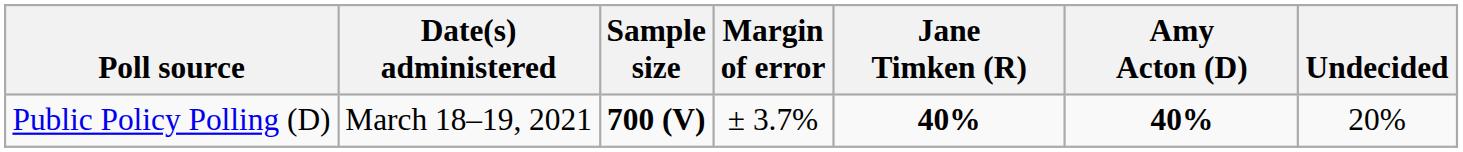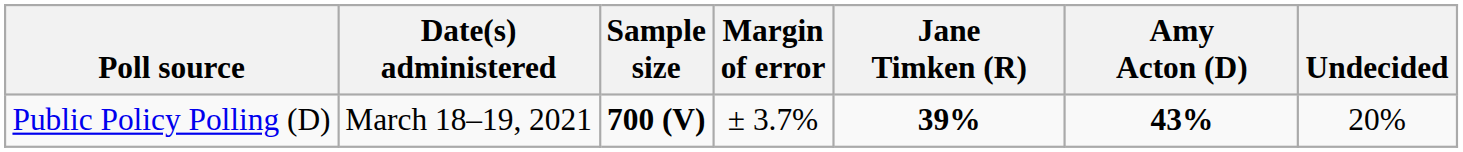(949, 119) 40% -> (949, 119) 39%
(1182, 119) 40% -> (1182, 119) 43%
